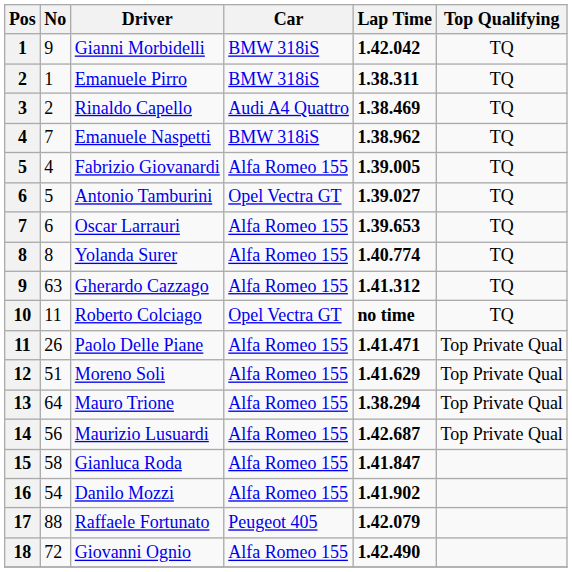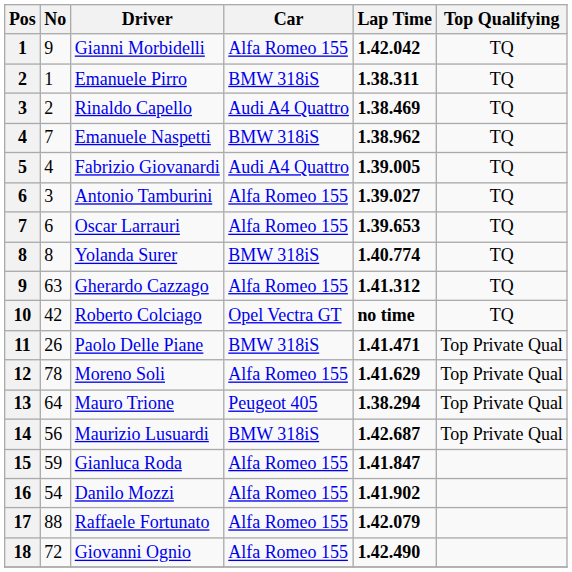(274, 48) BMW 318iS -> (288, 48) Alfa Romeo 155
(288, 166) Alfa Romeo 155 -> (289, 166) Audi A4 Quattro
(49, 196) 5 -> (49, 196) 3
(285, 196) Opel Vectra GT -> (288, 196) Alfa Romeo 155
(288, 255) Alfa Romeo 155 -> (274, 255) BMW 318iS
(53, 315) 11 -> (53, 315) 42
(288, 344) Alfa Romeo 155 -> (274, 344) BMW 318iS
(53, 374) 51 -> (53, 374) 78
(288, 403) Alfa Romeo 155 -> (273, 403) Peugeot 405
(288, 433) Alfa Romeo 155 -> (274, 433) BMW 318iS
(53, 463) 58 -> (53, 463) 59
(273, 522) Peugeot 405 -> (288, 522) Alfa Romeo 155
